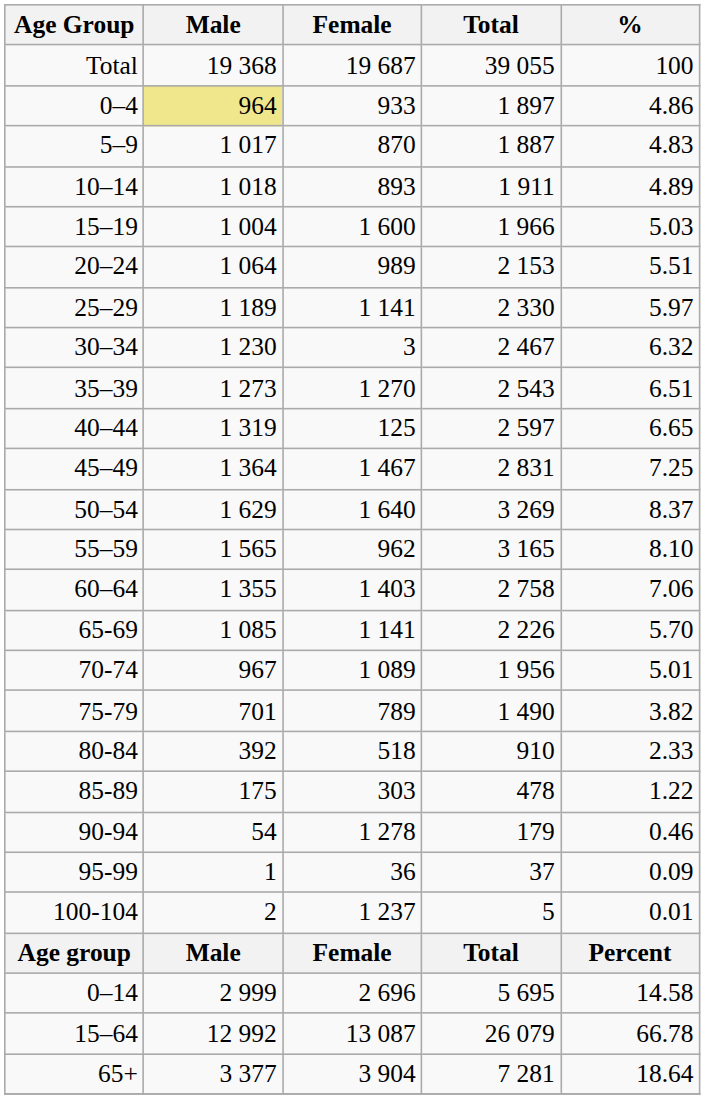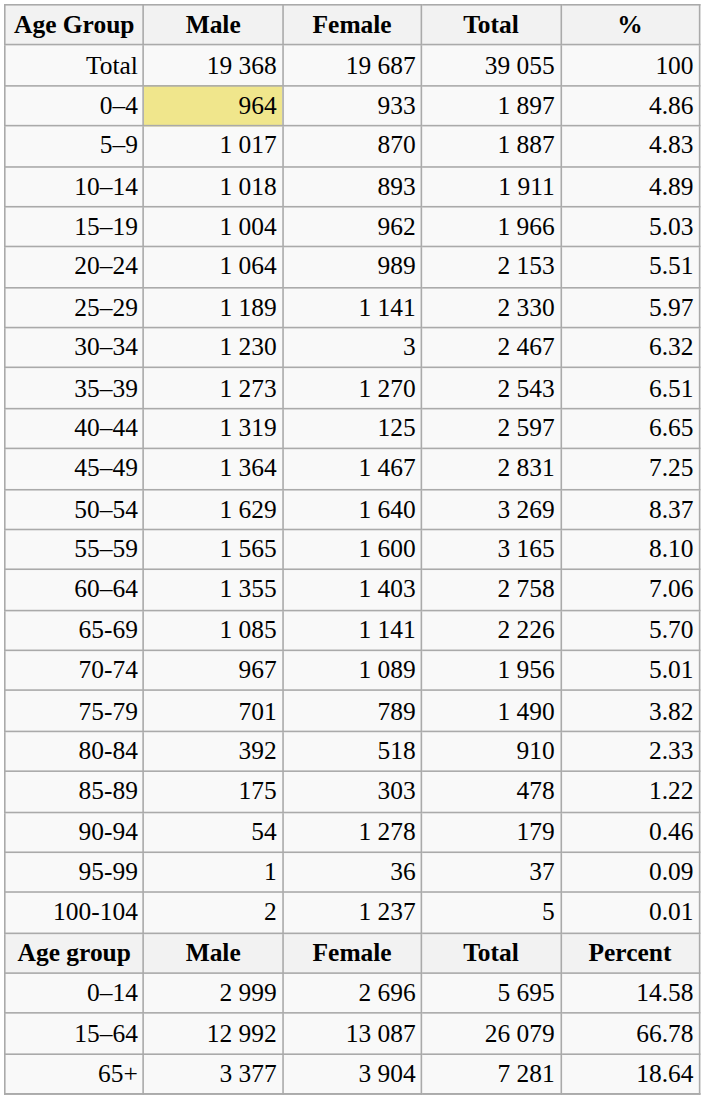(387, 226) 1 600 -> (397, 226) 962
(397, 549) 962 -> (387, 549) 1 600
